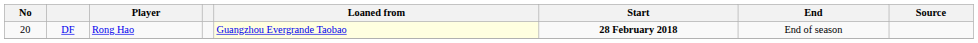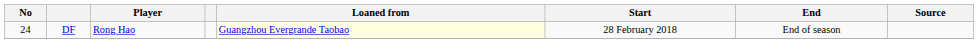(25, 30) 20 -> (26, 30) 24
(638, 30) bold -> (640, 30) normal
